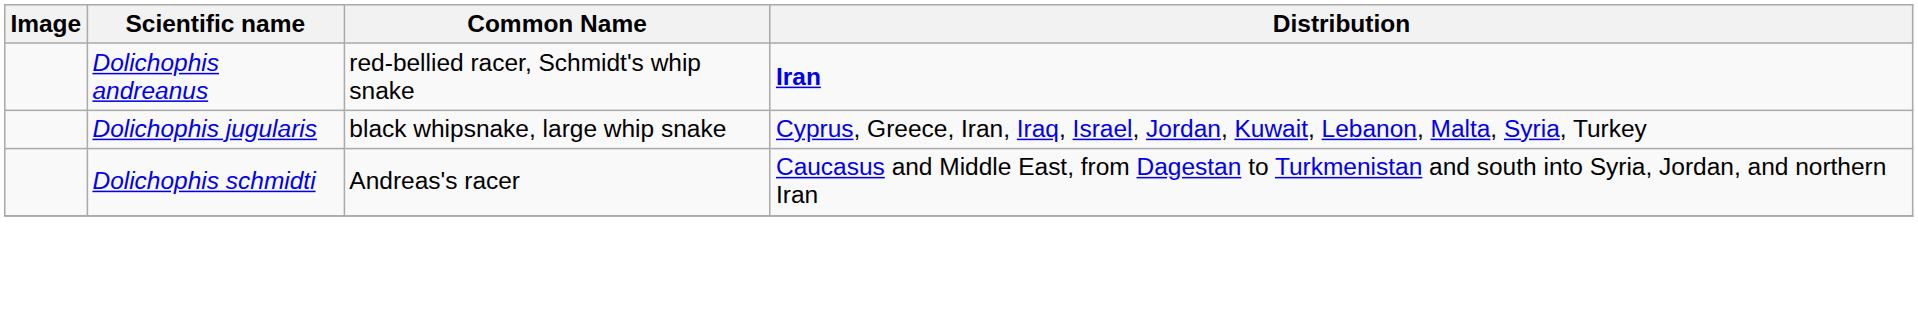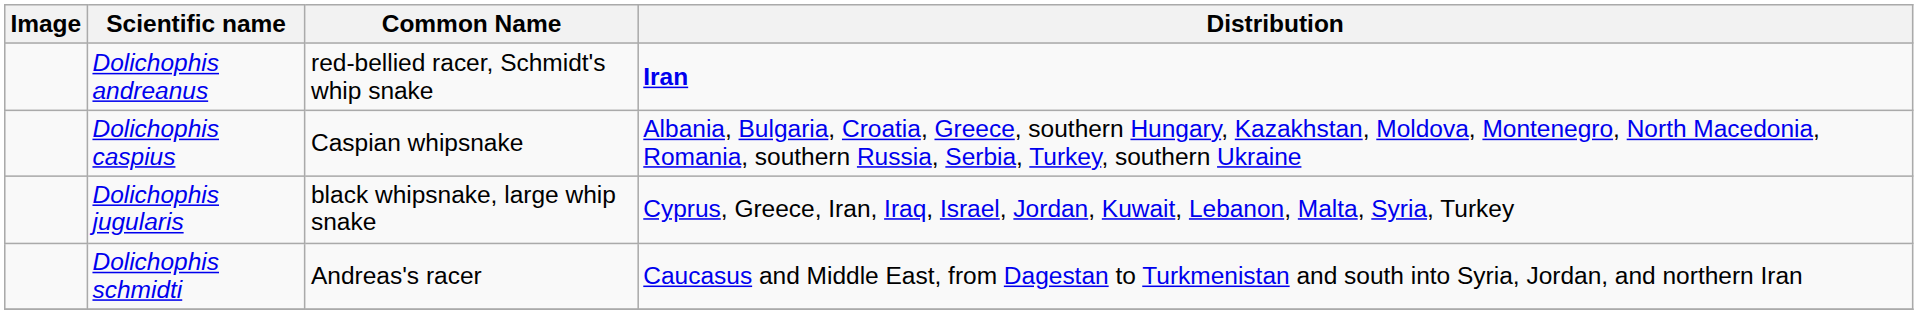+ row: (156, 142)
